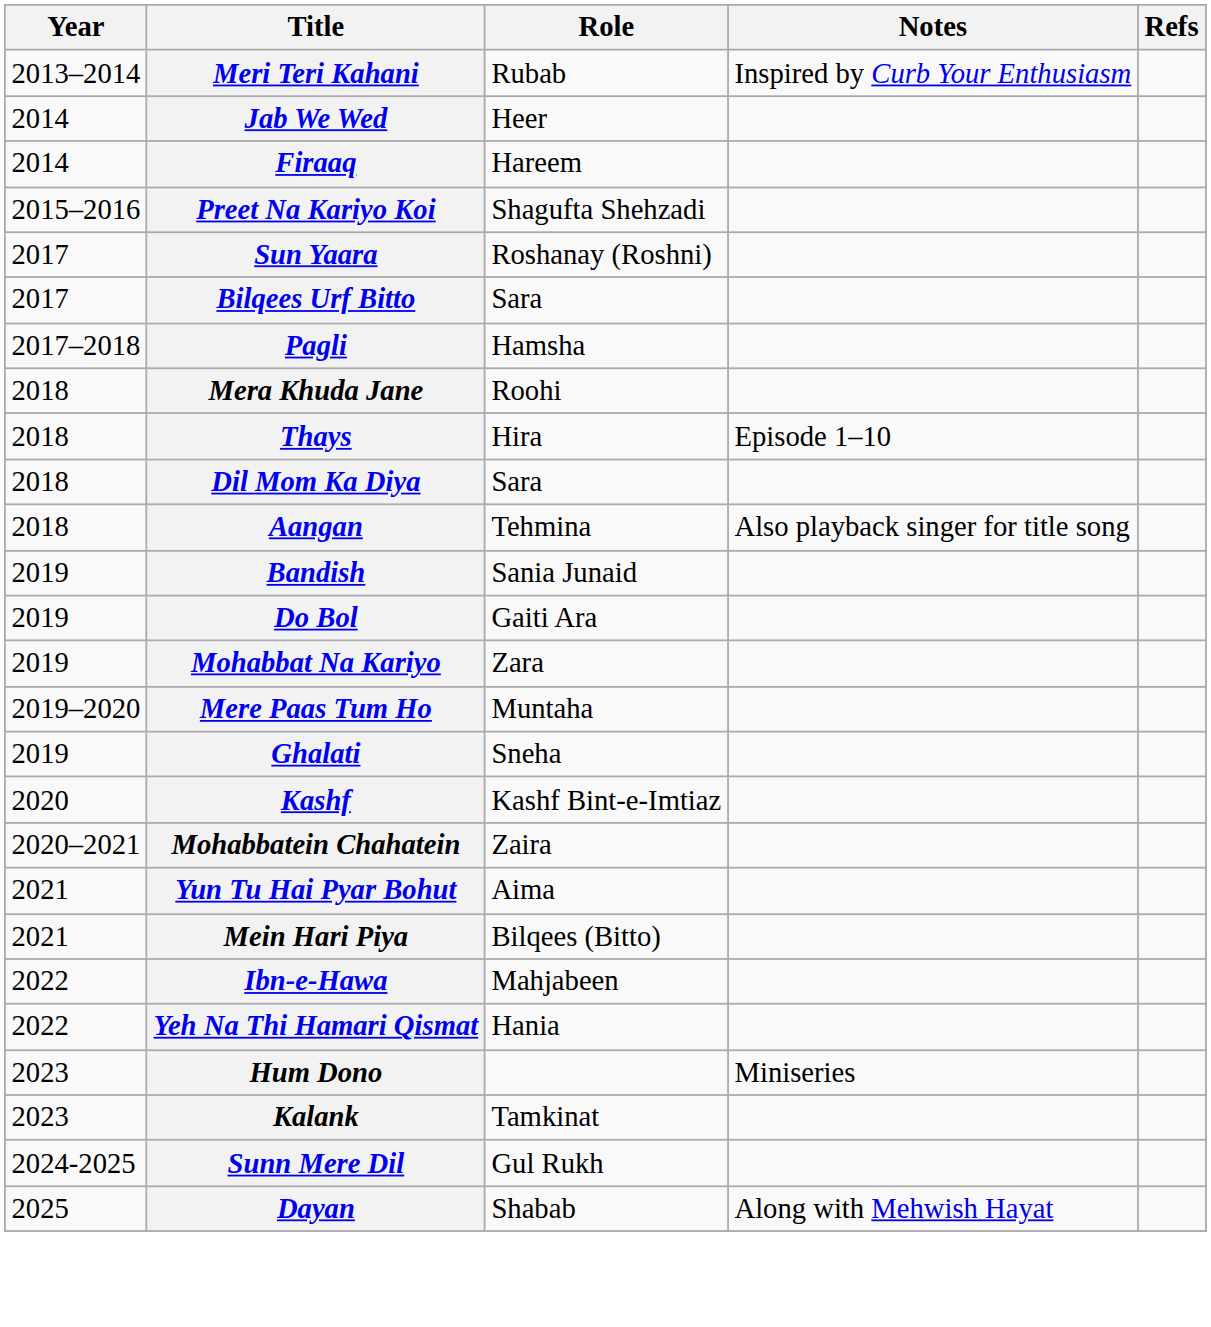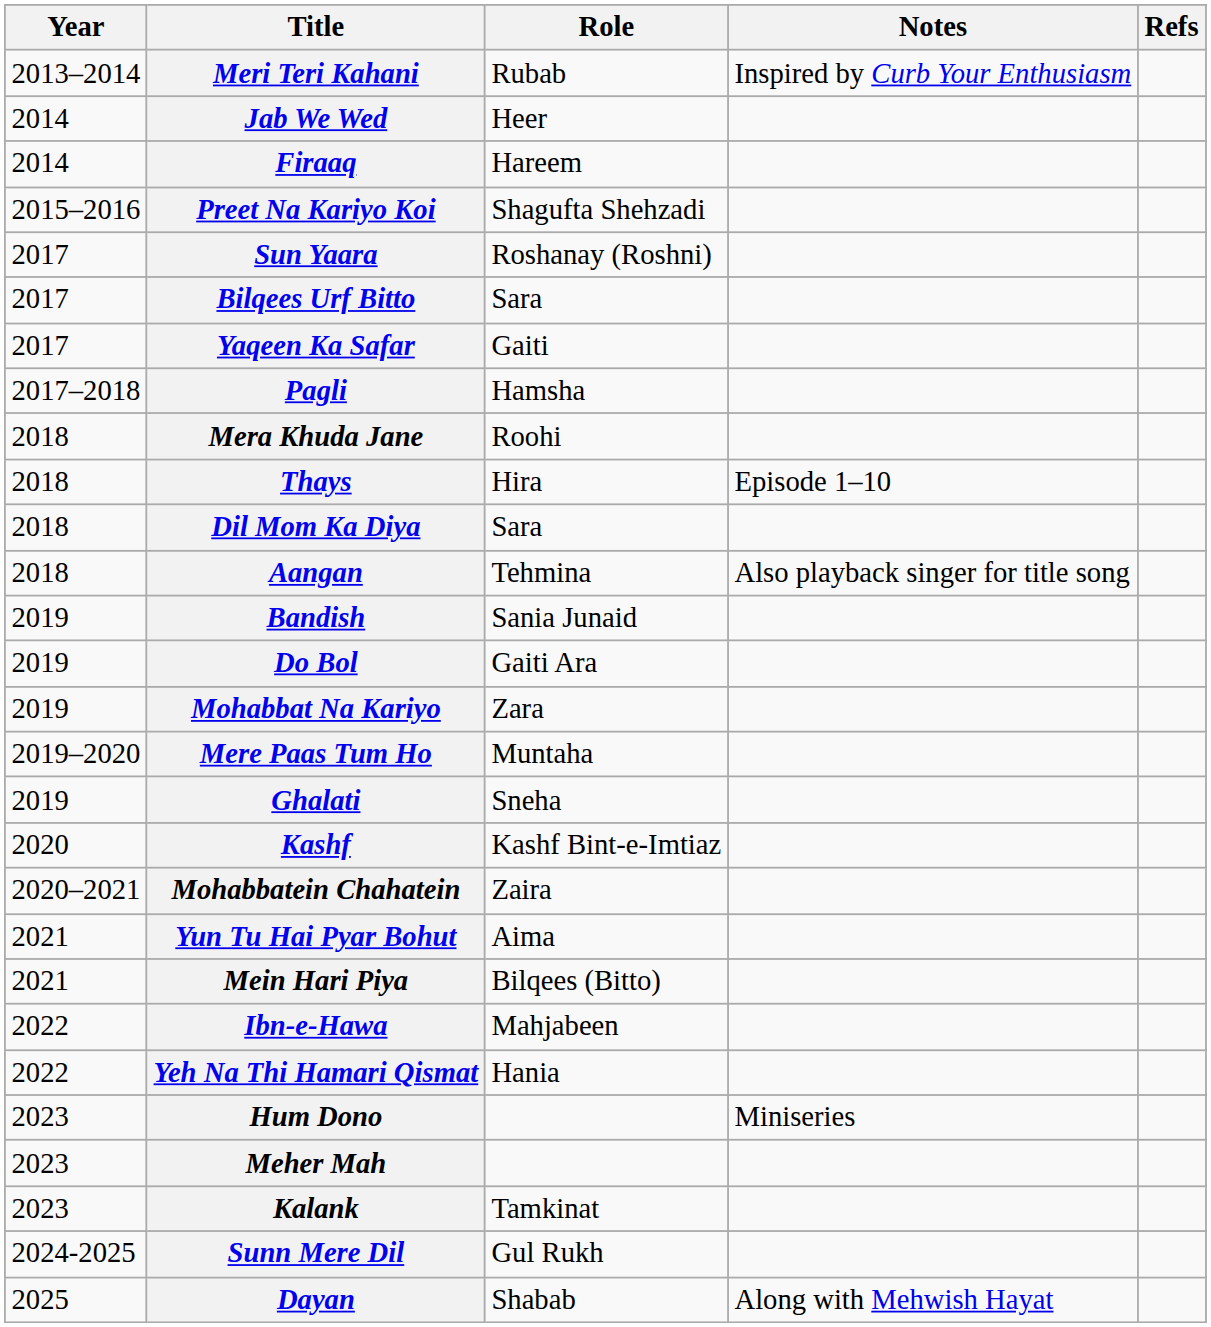+ row: (316, 345)
+ row: (316, 1162)
